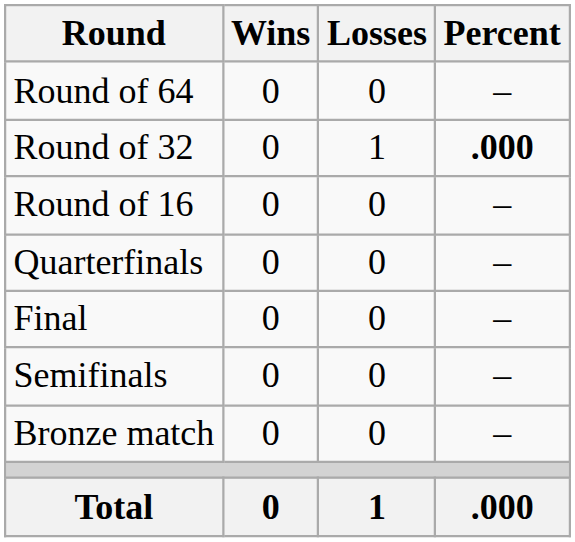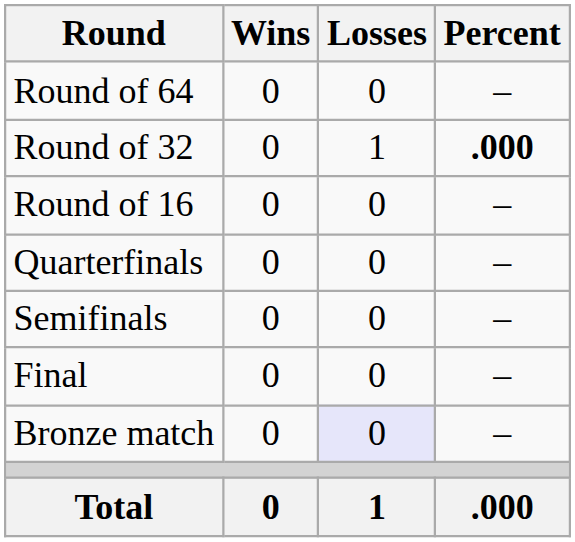rows swapped: (90, 375) <-> (50, 318)
(377, 432) no background -> (377, 432) lavender background
